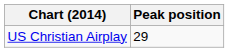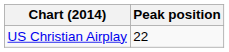(141, 36) 29 -> (141, 36) 22
